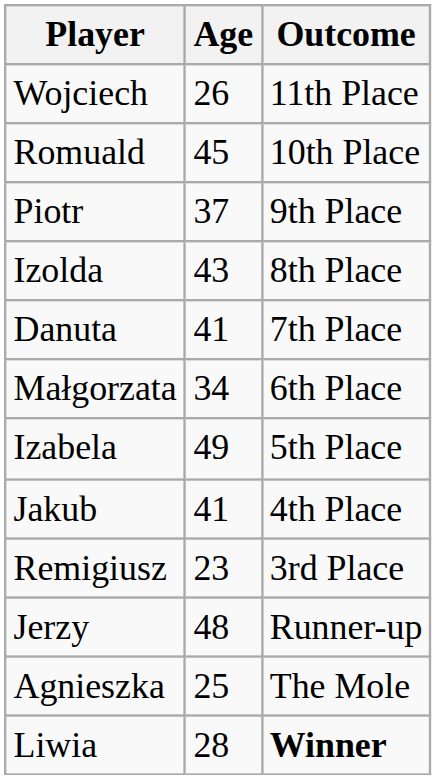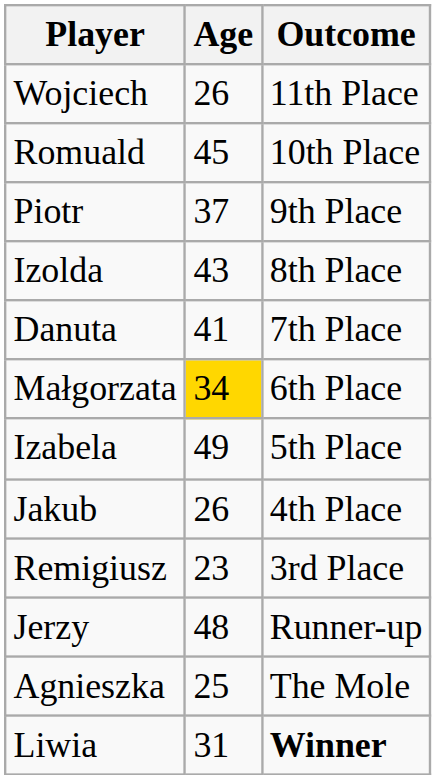(211, 389) no background -> (211, 389) gold background
(211, 507) 41 -> (211, 507) 26
(211, 744) 28 -> (211, 744) 31
